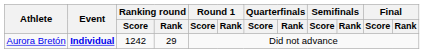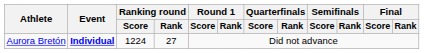(136, 41) 1242 -> (136, 41) 1224
(171, 41) 29 -> (171, 41) 27
